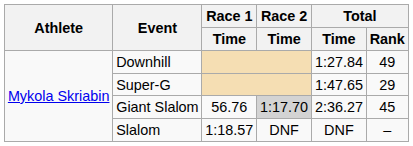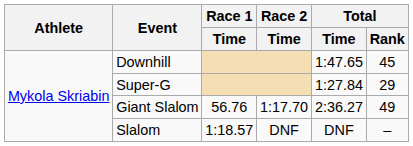(339, 62) 1:27.84 -> (339, 62) 1:47.65
(387, 62) 49 -> (387, 62) 45
(339, 85) 1:47.65 -> (339, 85) 1:27.84
(284, 107) lightgrey background -> (284, 107) no background
(387, 107) 45 -> (387, 107) 49
